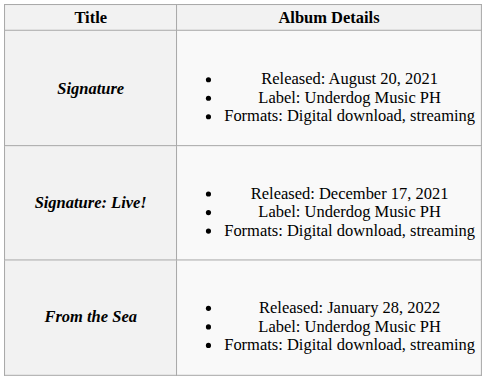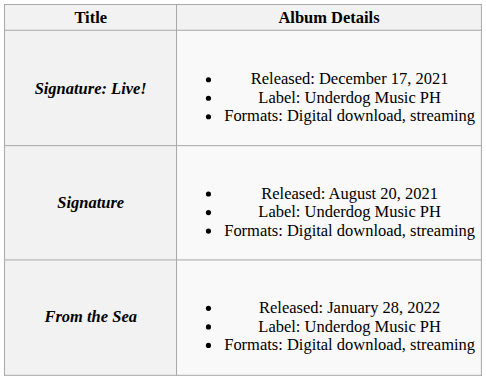rows swapped: (91, 87) <-> (91, 202)
